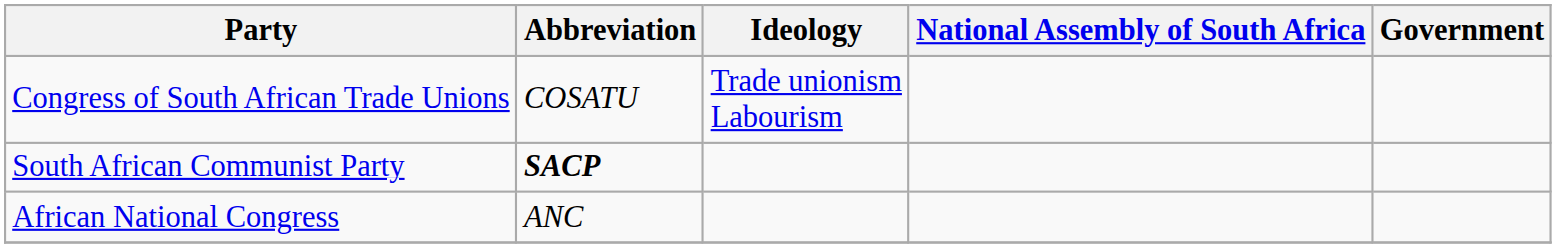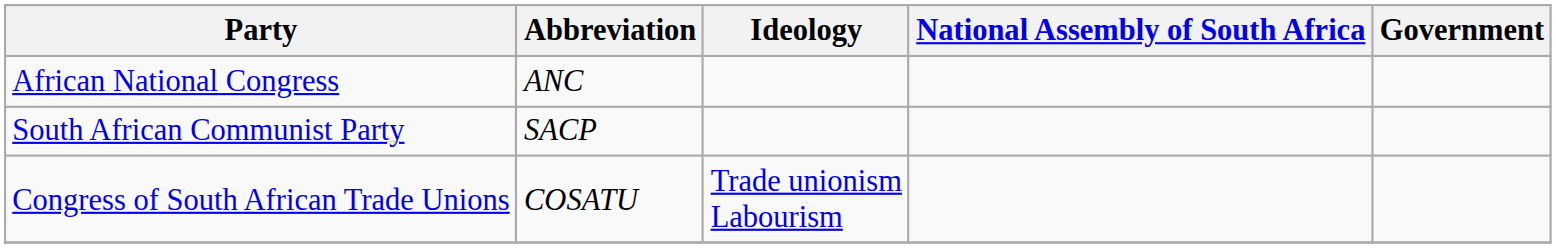rows swapped: (176, 217) <-> (261, 98)
(562, 166) bold -> (560, 130) normal
